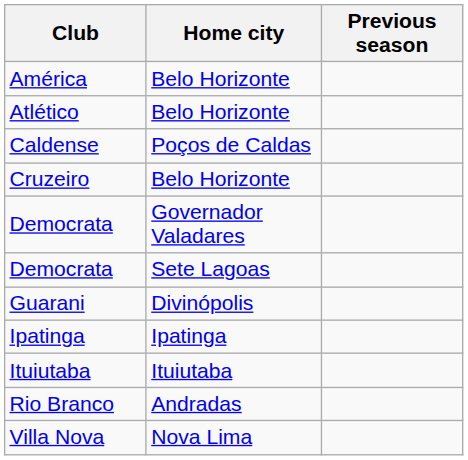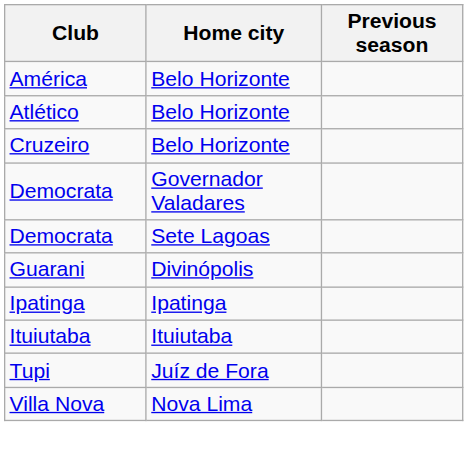- row: (54, 145)
- row: (62, 403)
+ row: (30, 370)
